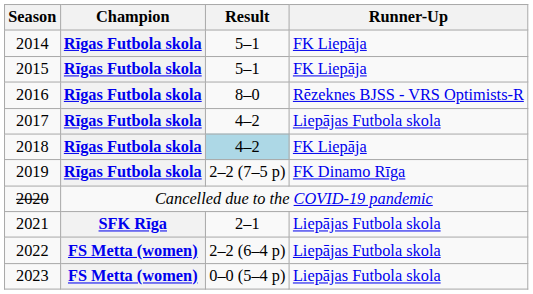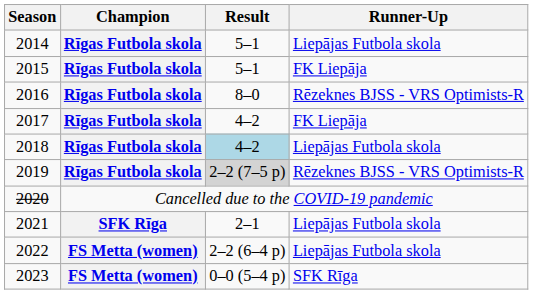(330, 43) FK Liepāja -> (367, 43) Liepājas Futbola skola
(367, 120) Liepājas Futbola skola -> (330, 120) FK Liepāja
(330, 146) FK Liepāja -> (367, 146) Liepājas Futbola skola
(247, 172) no background -> (247, 172) lightgrey background
(349, 172) FK Dinamo Rīga -> (408, 172) Rēzeknes BJSS - VRS Optimists-R
(367, 276) Liepājas Futbola skola -> (325, 276) SFK Rīga
